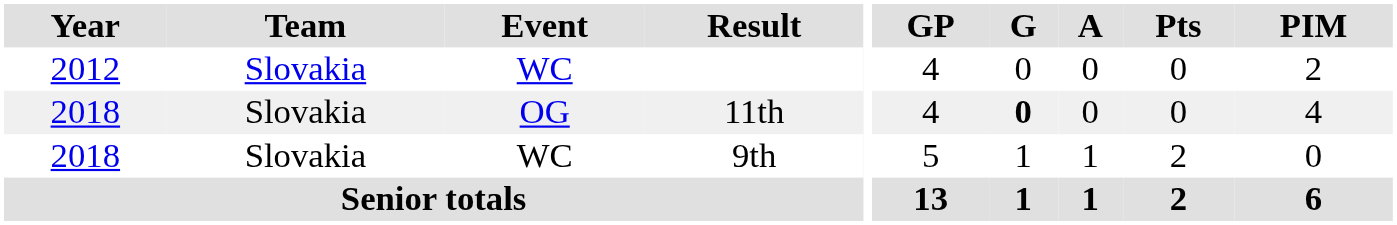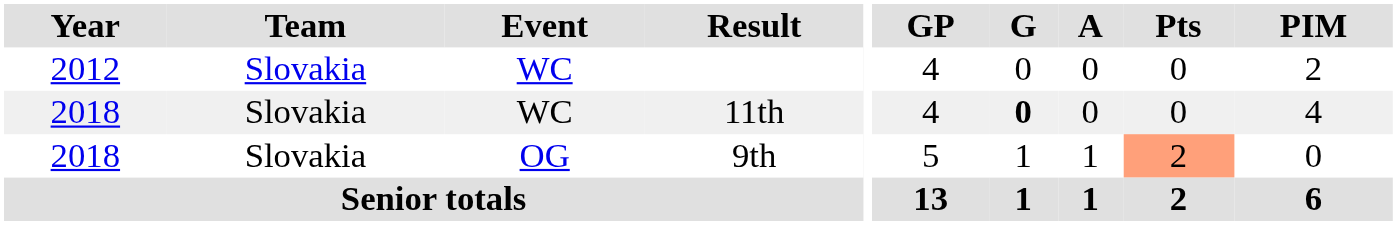(545, 111) OG -> (545, 111) WC
(545, 155) WC -> (545, 155) OG
(1178, 155) no background -> (1178, 155) lightsalmon background
